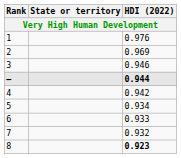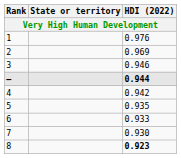(137, 106) 0.934 -> (137, 106) 0.935
(137, 133) 0.932 -> (137, 133) 0.930
